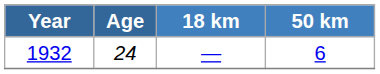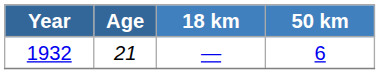(125, 53) 24 -> (125, 53) 21
